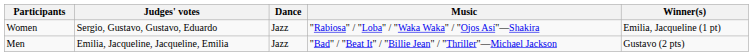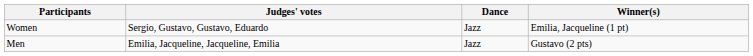- column: (464, 12)
